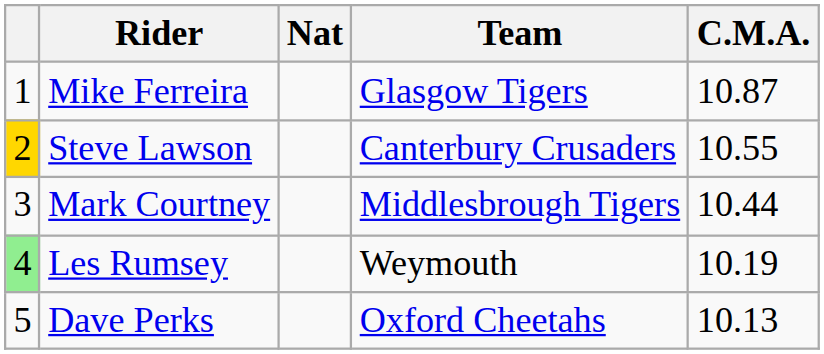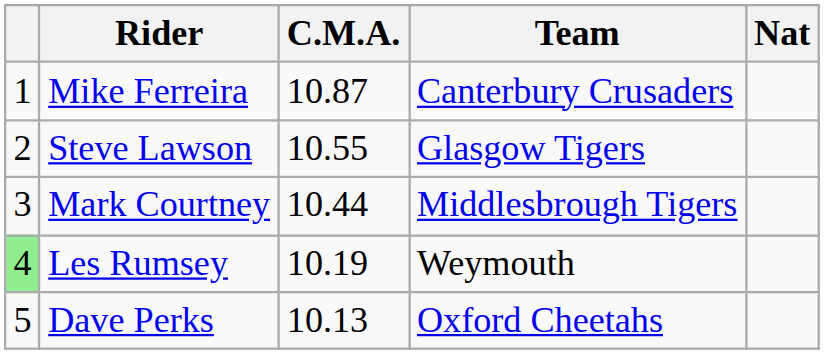columns swapped: (315, 33) <-> (754, 33)
(474, 90) Glasgow Tigers -> (575, 90) Canterbury Crusaders
(23, 147) gold background -> (23, 147) no background
(518, 147) Canterbury Crusaders -> (531, 147) Glasgow Tigers
